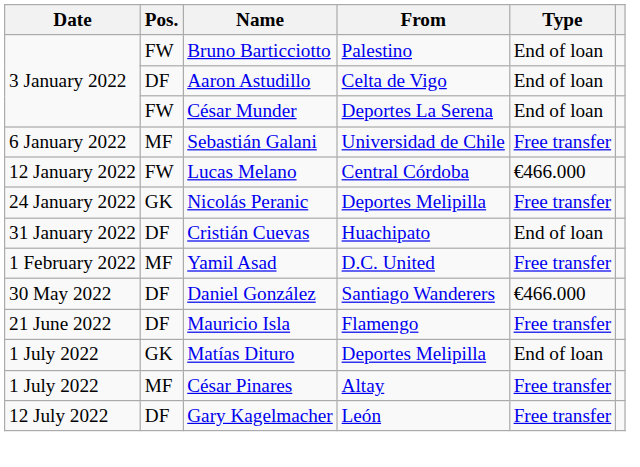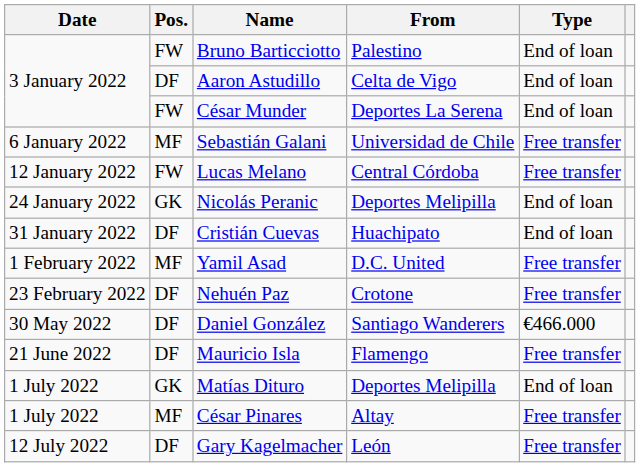(550, 171) €466.000 -> (572, 171) Free transfer
(562, 202) Free transfer -> (568, 202) End of loan
+ row: (243, 293)
